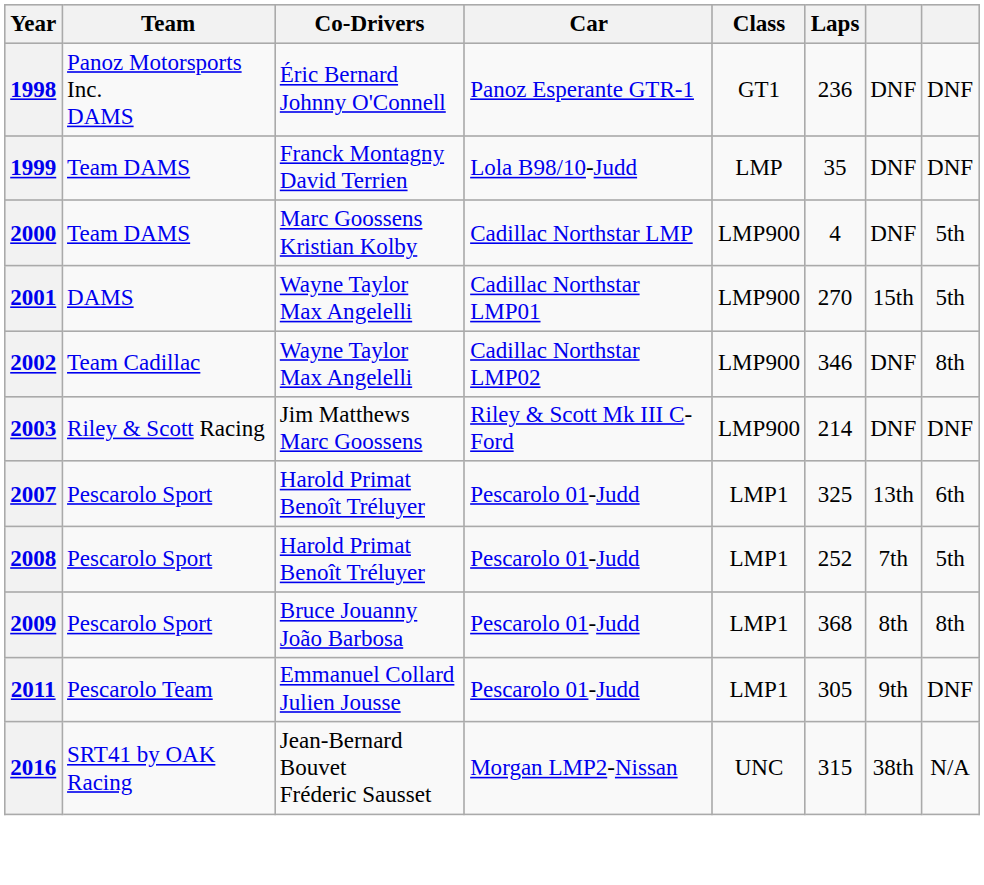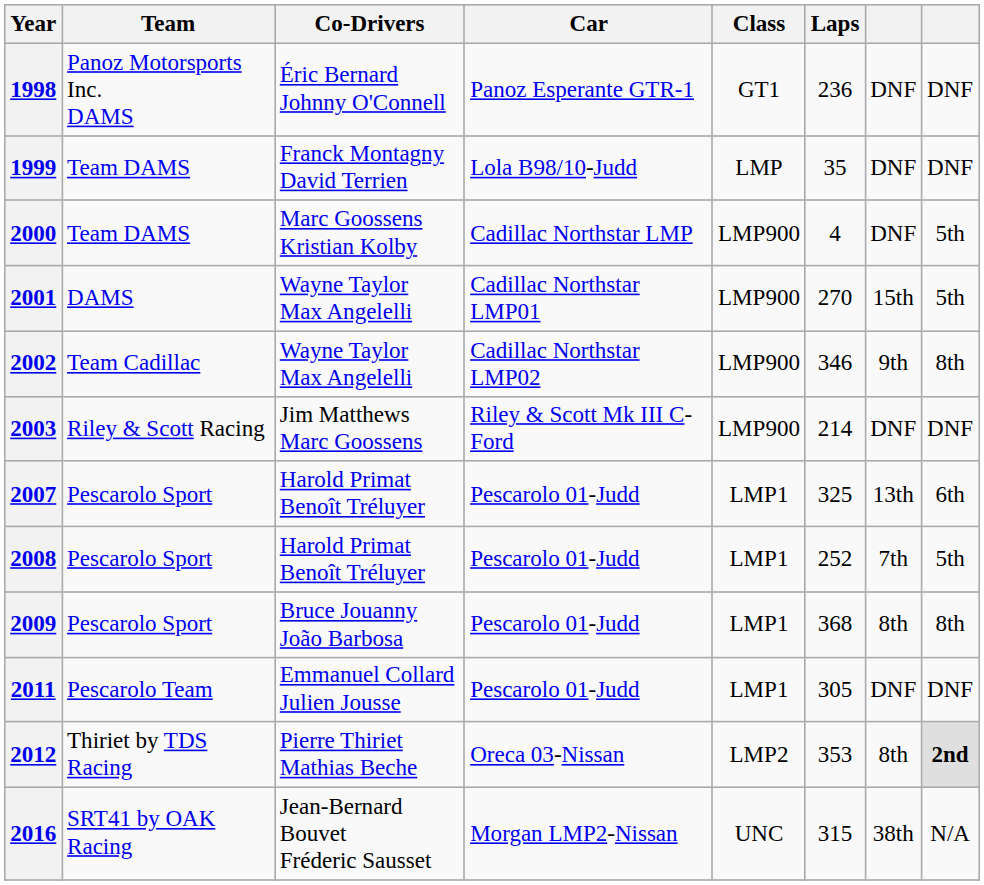(893, 363) DNF -> (893, 363) 9th
(893, 689) 9th -> (893, 689) DNF
+ row: (33, 754)
